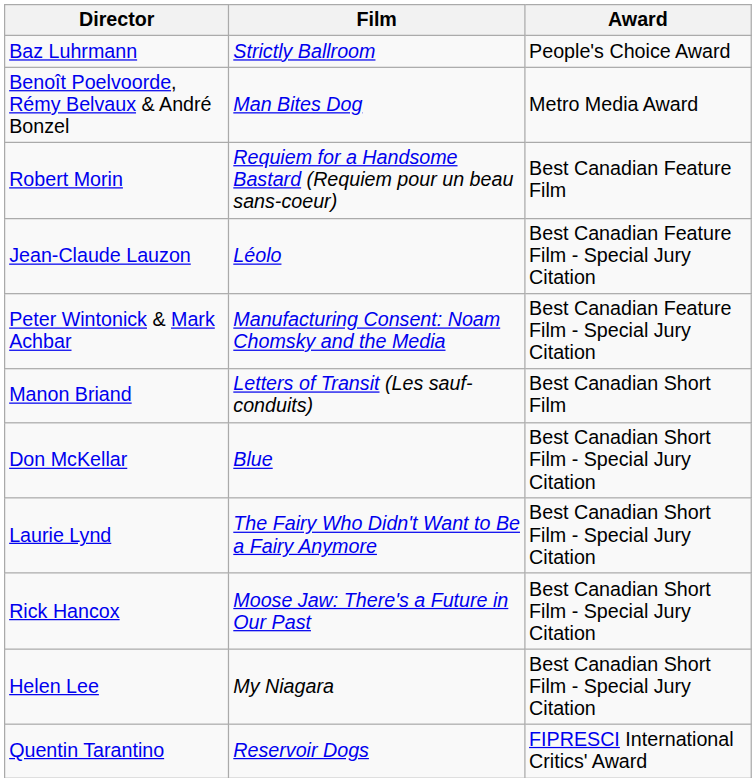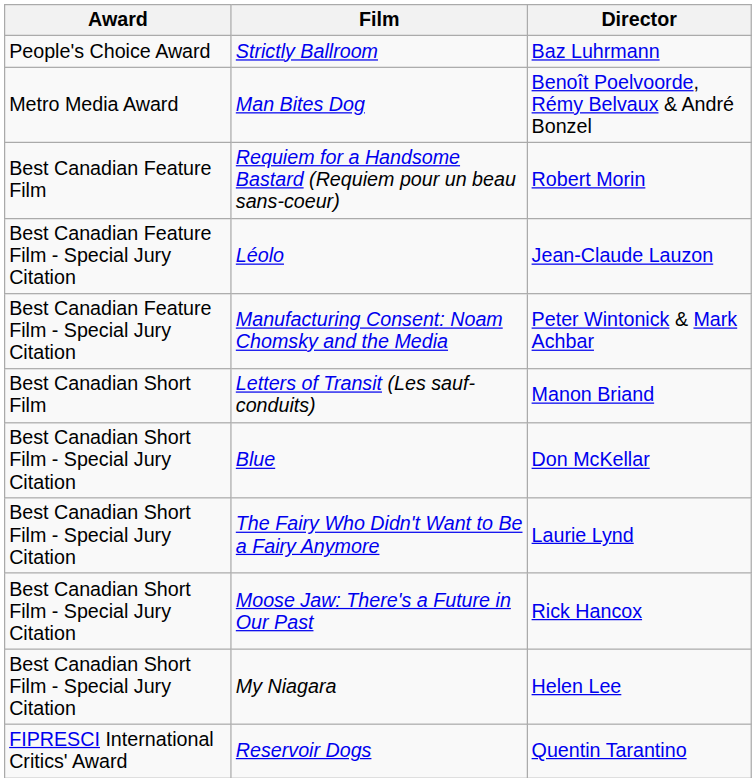columns swapped: (638, 20) <-> (117, 20)
